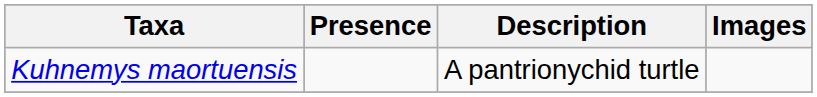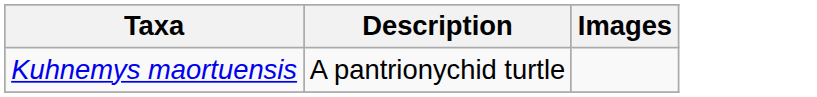- column: (371, 26)
